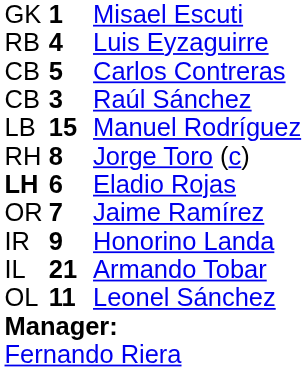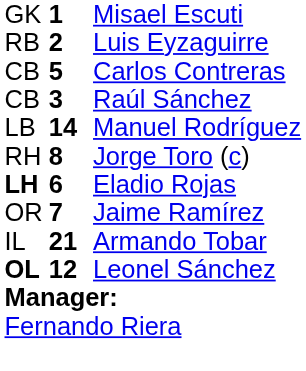(56, 42) 4 -> (56, 42) 2
(63, 127) 15 -> (63, 127) 14
- row: (184, 241)
(22, 297) normal -> (22, 269) bold
(62, 297) 11 -> (63, 269) 12
